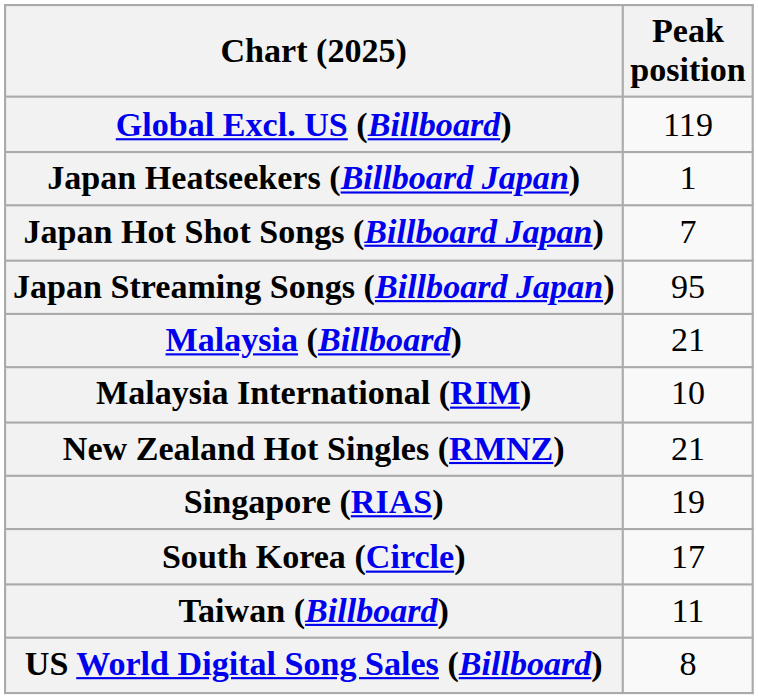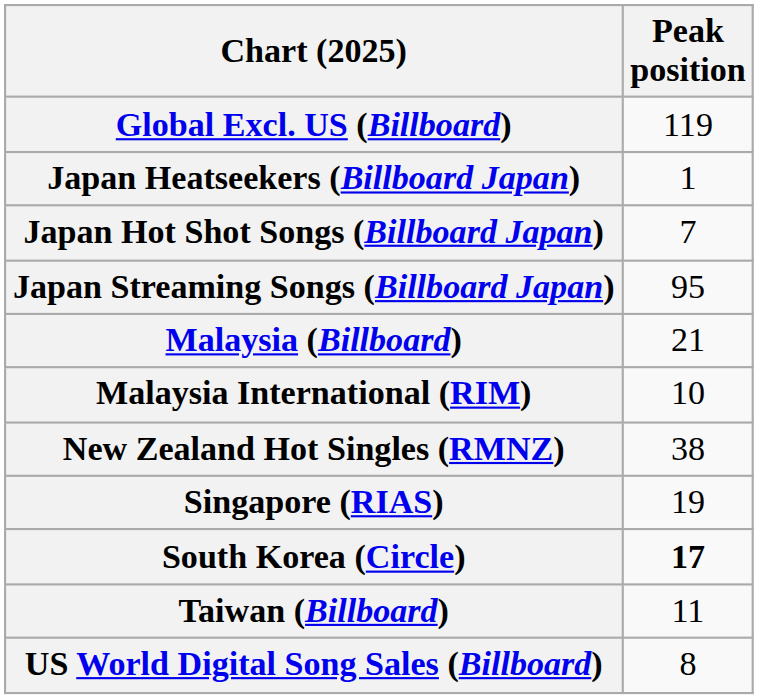(688, 448) 21 -> (688, 448) 38
(688, 556) normal -> (688, 556) bold
